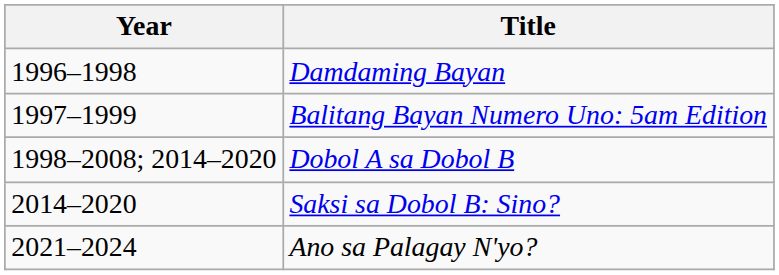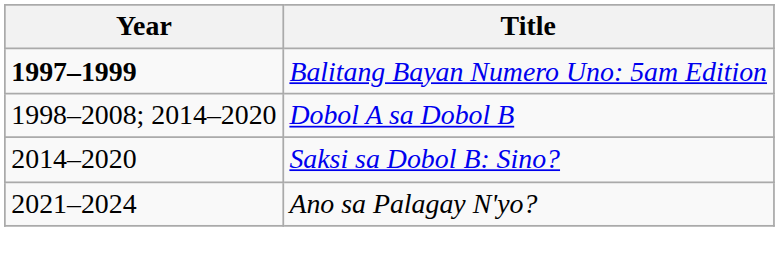- row: (397, 70)
(74, 114) normal -> (74, 70) bold
